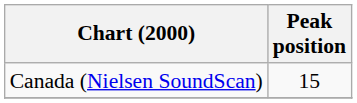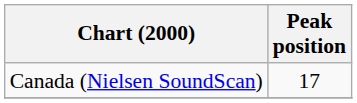(309, 80) 15 -> (309, 80) 17
